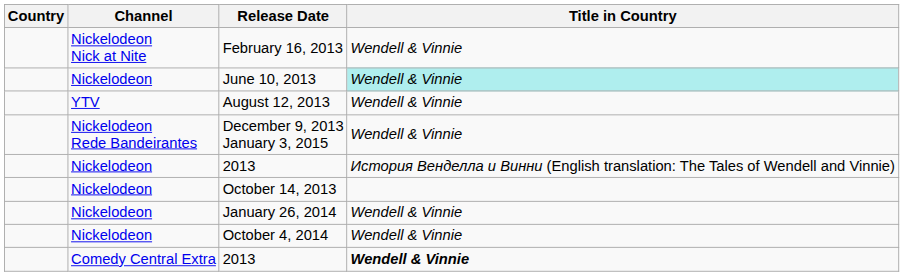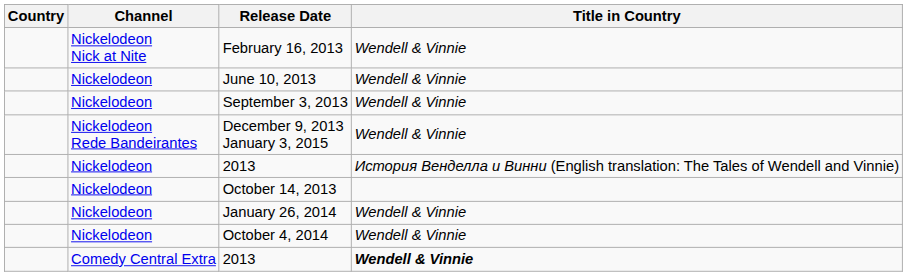(406, 79) paleturquoise background -> (410, 79) no background
- row: (85, 102)
+ row: (112, 102)
